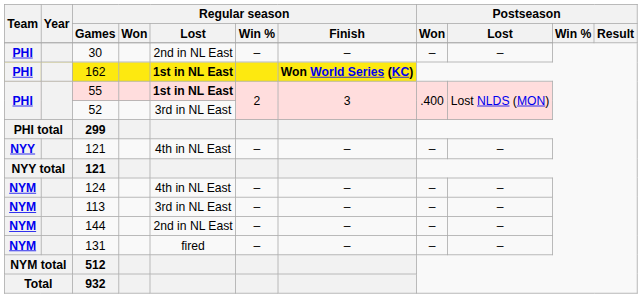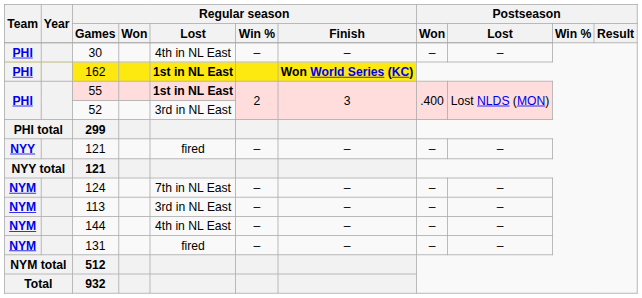(193, 53) 2nd in NL East -> (193, 53) 4th in NL East
(193, 149) 4th in NL East -> (193, 149) fired
(193, 187) 4th in NL East -> (193, 187) 7th in NL East
(193, 226) 2nd in NL East -> (193, 226) 4th in NL East
